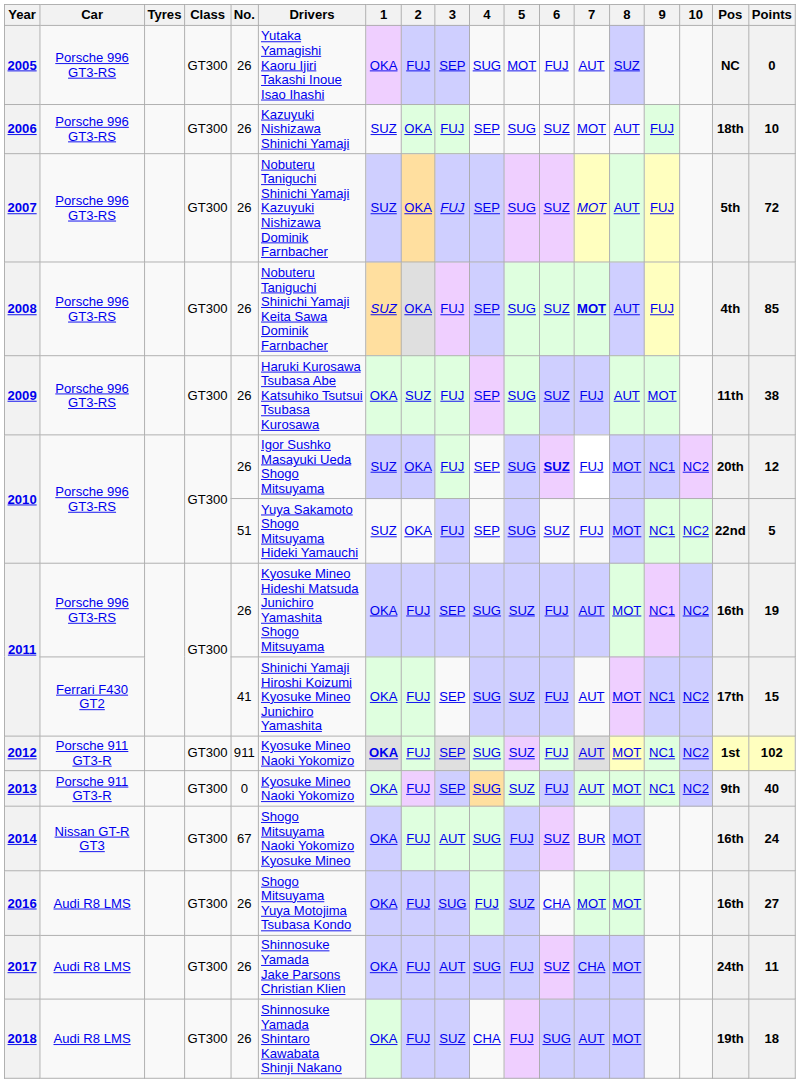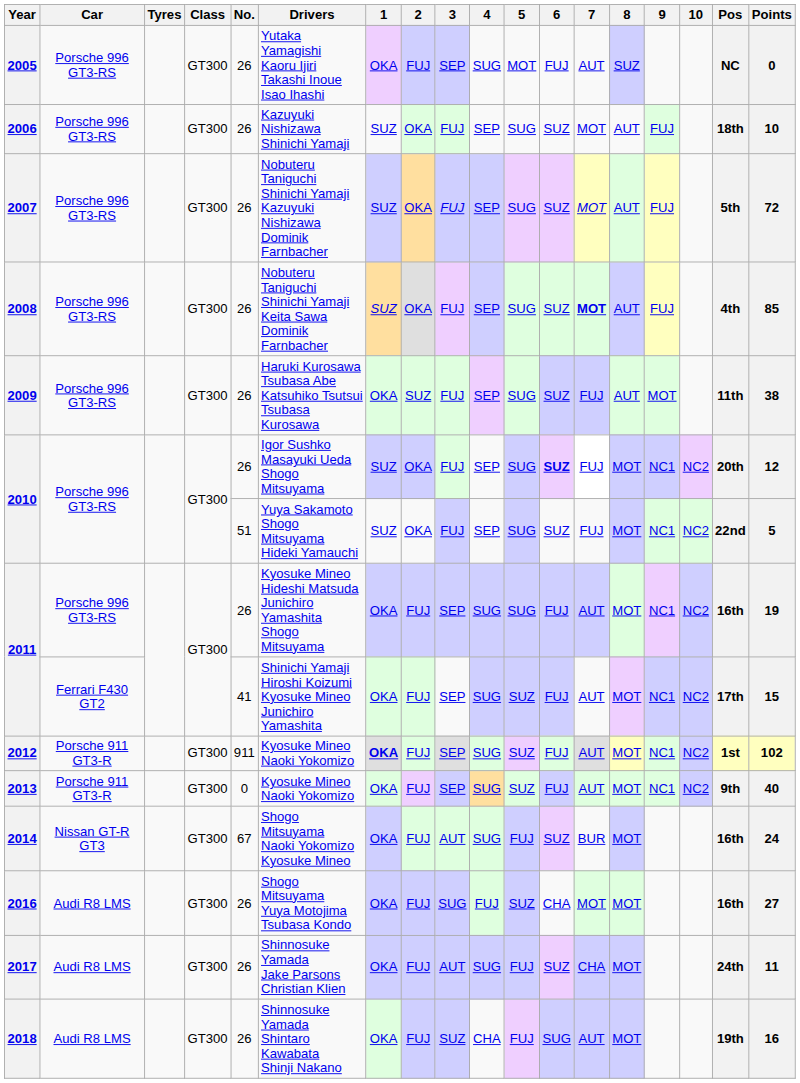(522, 610) SUZ -> (522, 610) SUG
(772, 1039) 18 -> (772, 1039) 16
